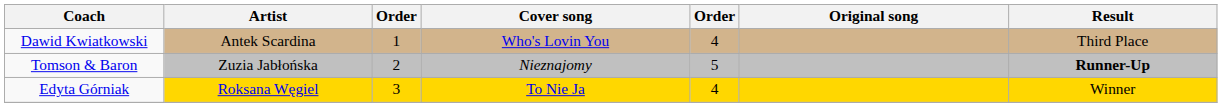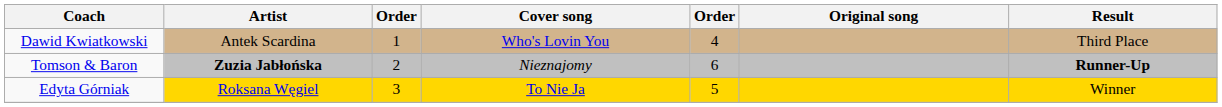(268, 65) normal -> (268, 65) bold
(715, 65) 5 -> (715, 65) 6
(715, 89) 4 -> (715, 89) 5
